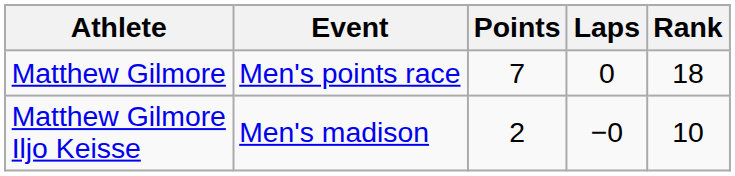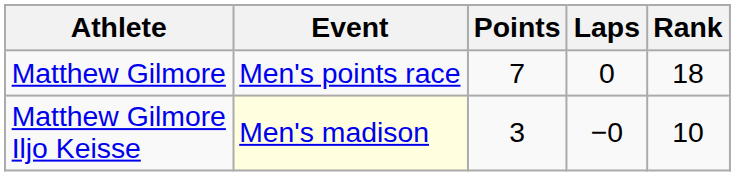(334, 133) no background -> (334, 133) lightyellow background
(517, 133) 2 -> (517, 133) 3
